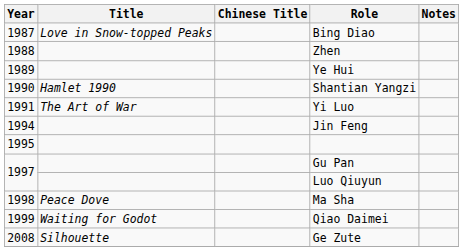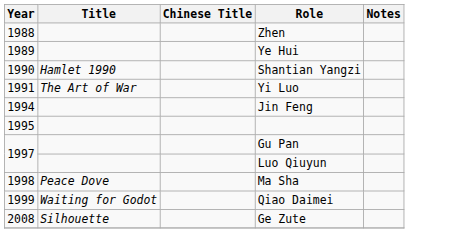- row: (21, 32)
